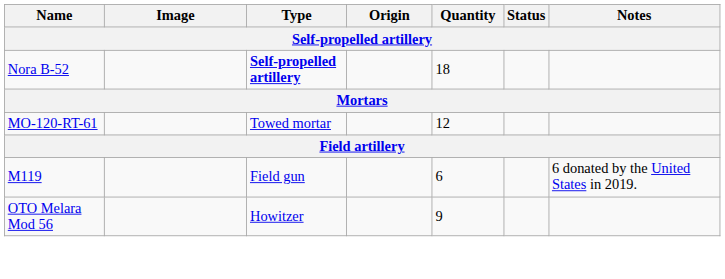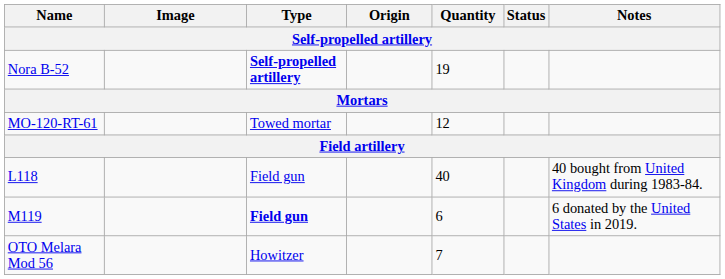(443, 69) 18 -> (443, 69) 19
+ row: (23, 177)
(277, 177) normal -> (279, 216) bold
(439, 216) 9 -> (439, 255) 7
